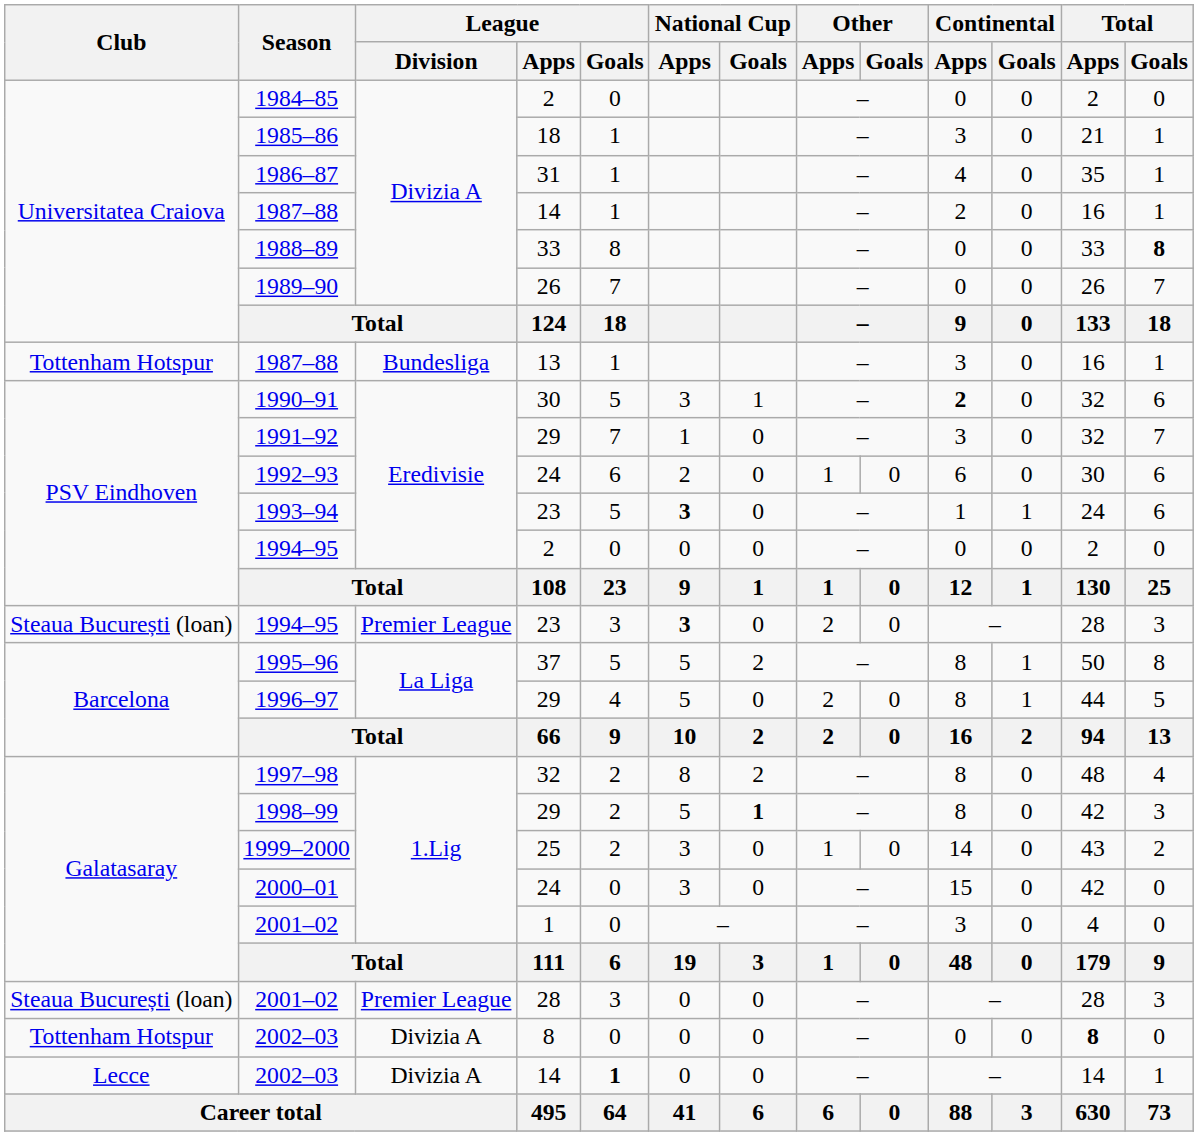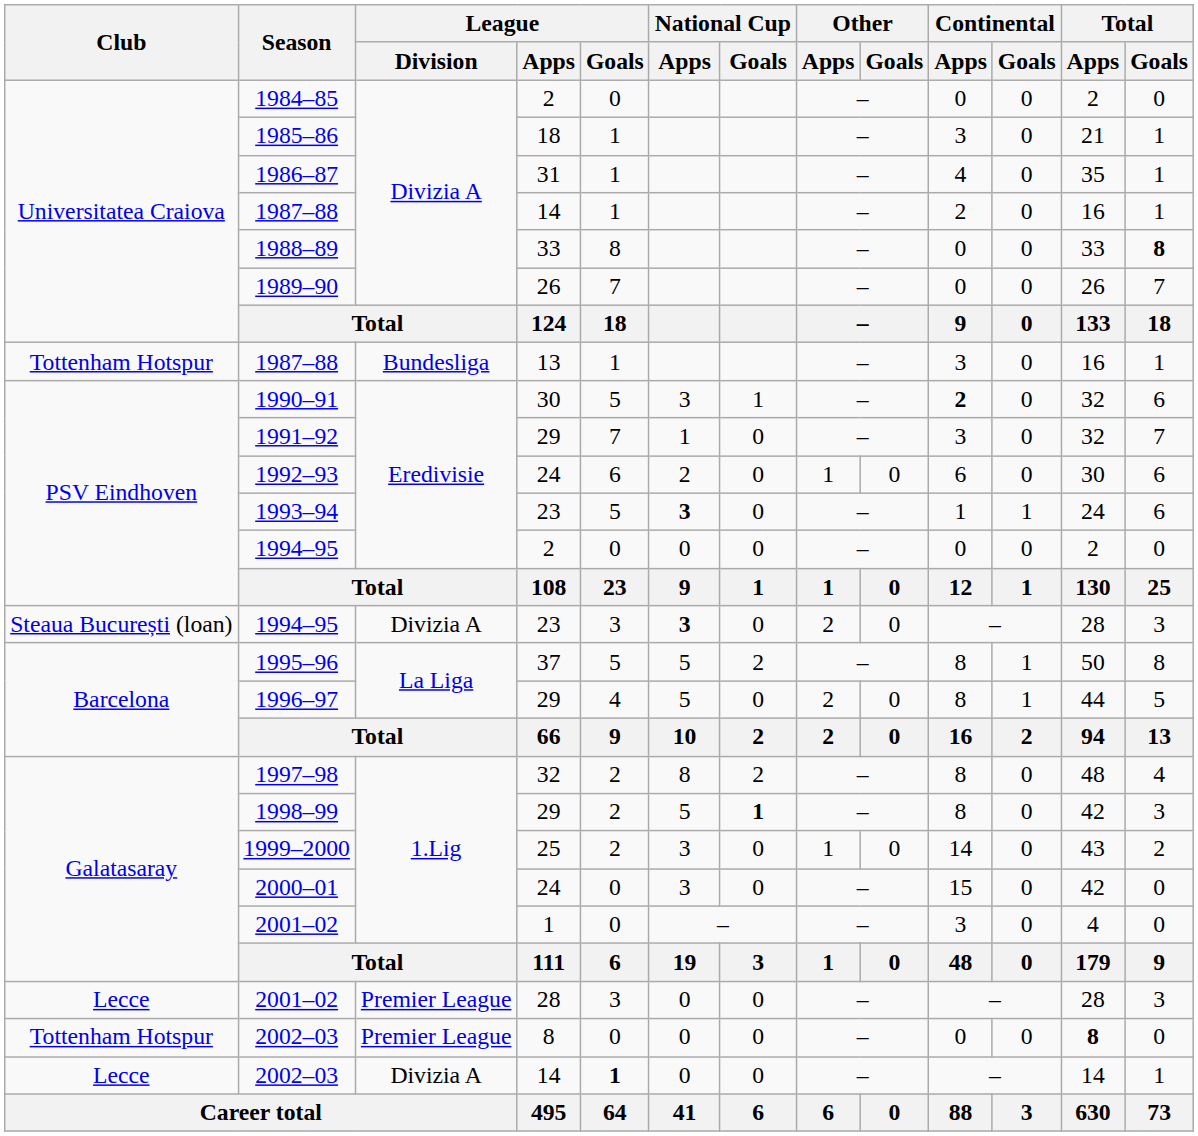(436, 624) Premier League -> (436, 624) Divizia A
(121, 999) Steaua București (loan) -> (121, 999) Lecce
(436, 1037) Divizia A -> (436, 1037) Premier League
